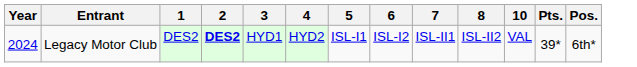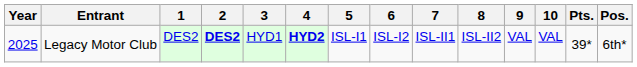+ column: (520, 15)
(23, 43) 2024 -> (23, 43) 2025
(307, 36) normal -> (307, 36) bold
